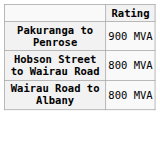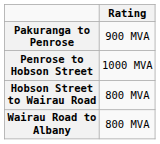+ row: (52, 66)
